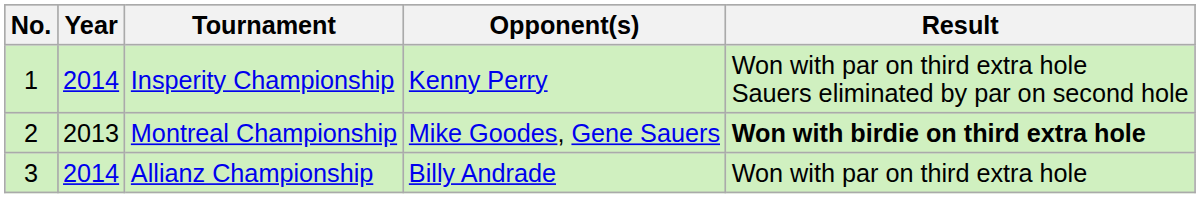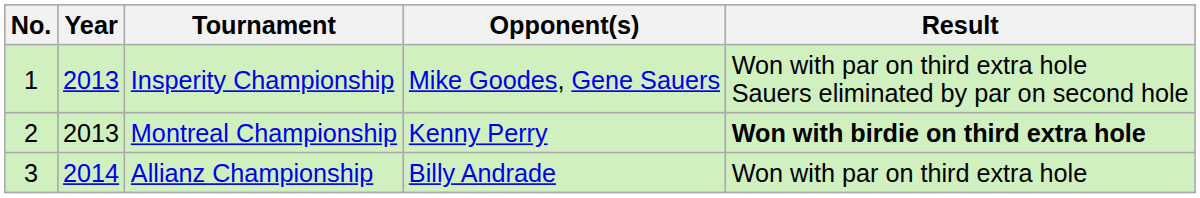(91, 79) 2014 -> (91, 79) 2013
(478, 79) Kenny Perry -> (564, 79) Mike Goodes, Gene Sauers
(564, 133) Mike Goodes, Gene Sauers -> (478, 133) Kenny Perry
